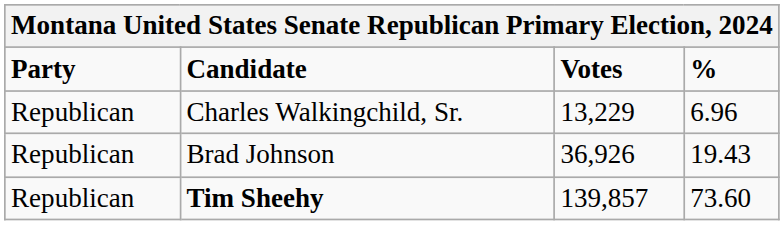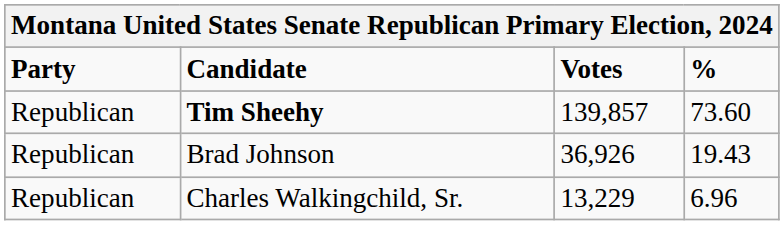rows swapped: (255, 197) <-> (325, 111)
